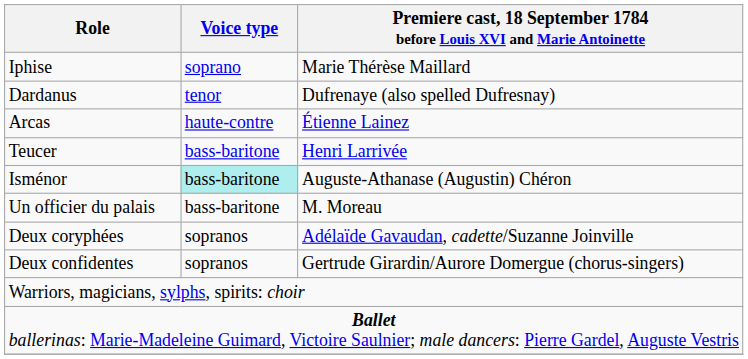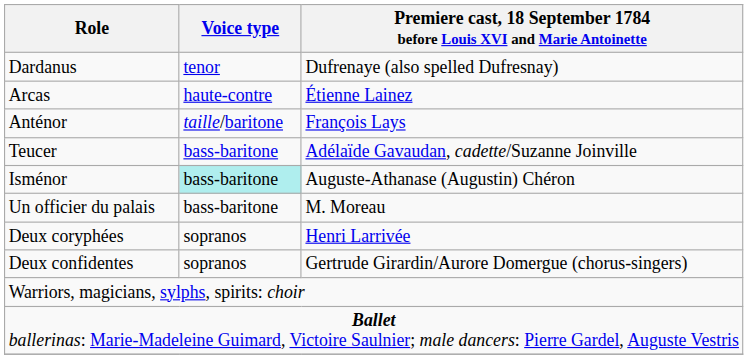- row: (30, 66)
+ row: (38, 123)
(355, 151) Henri Larrivée -> (471, 151) Adélaïde Gavaudan, cadette/Suzanne Joinville
(468, 235) Adélaïde Gavaudan, cadette/Suzanne Joinville -> (358, 235) Henri Larrivée
